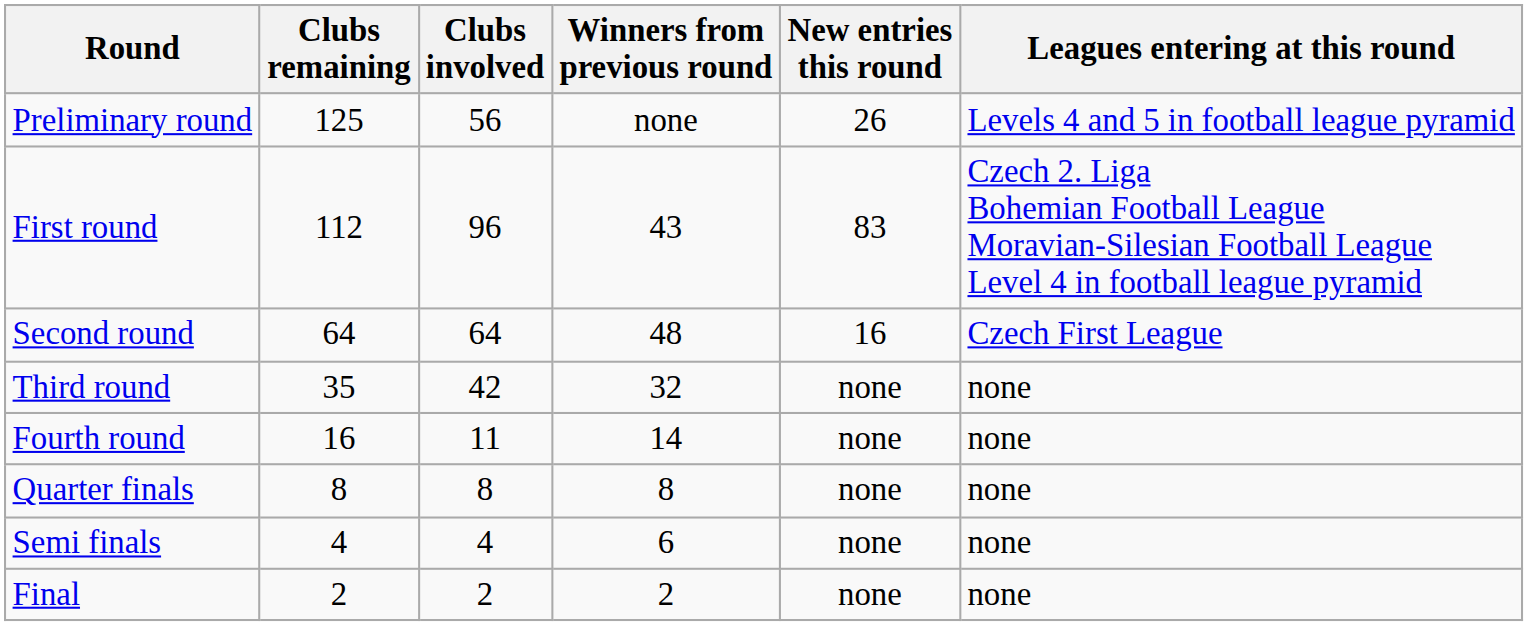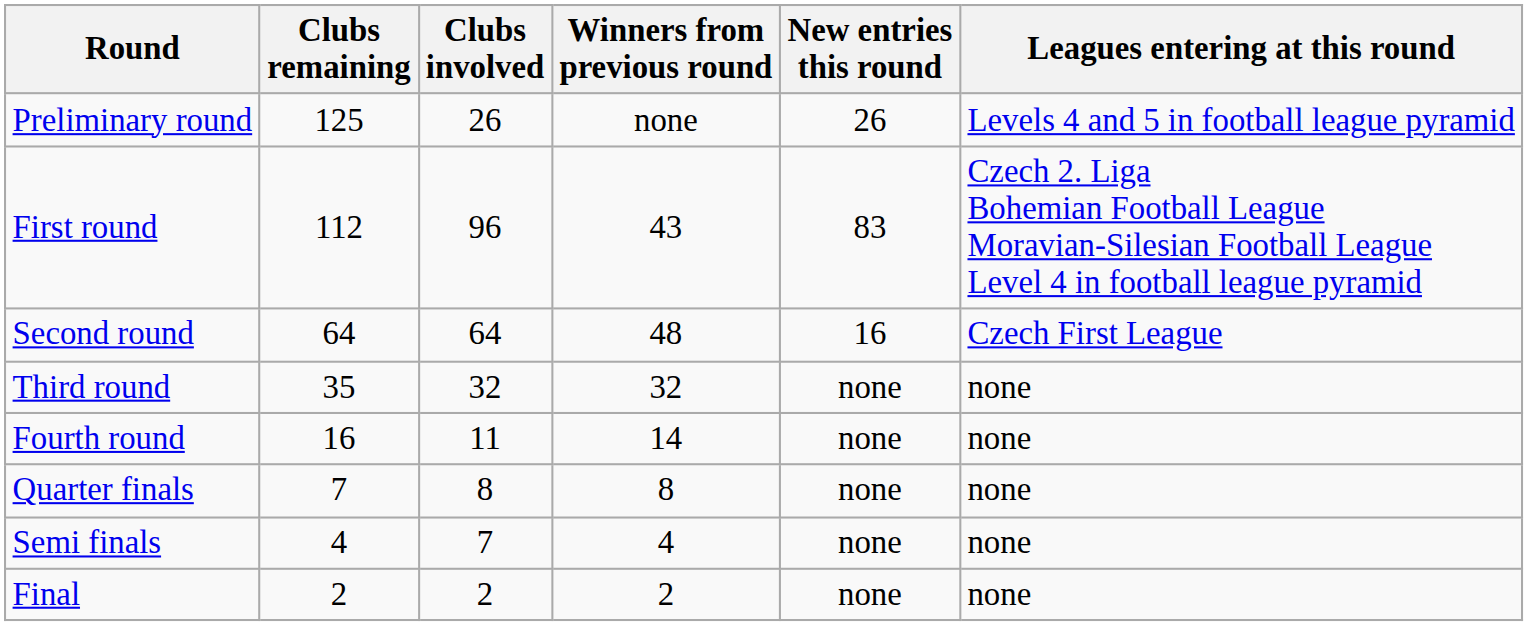(485, 119) 56 -> (485, 119) 26
(485, 386) 42 -> (485, 386) 32
(339, 490) 8 -> (339, 490) 7
(485, 542) 4 -> (485, 542) 7
(666, 542) 6 -> (666, 542) 4
